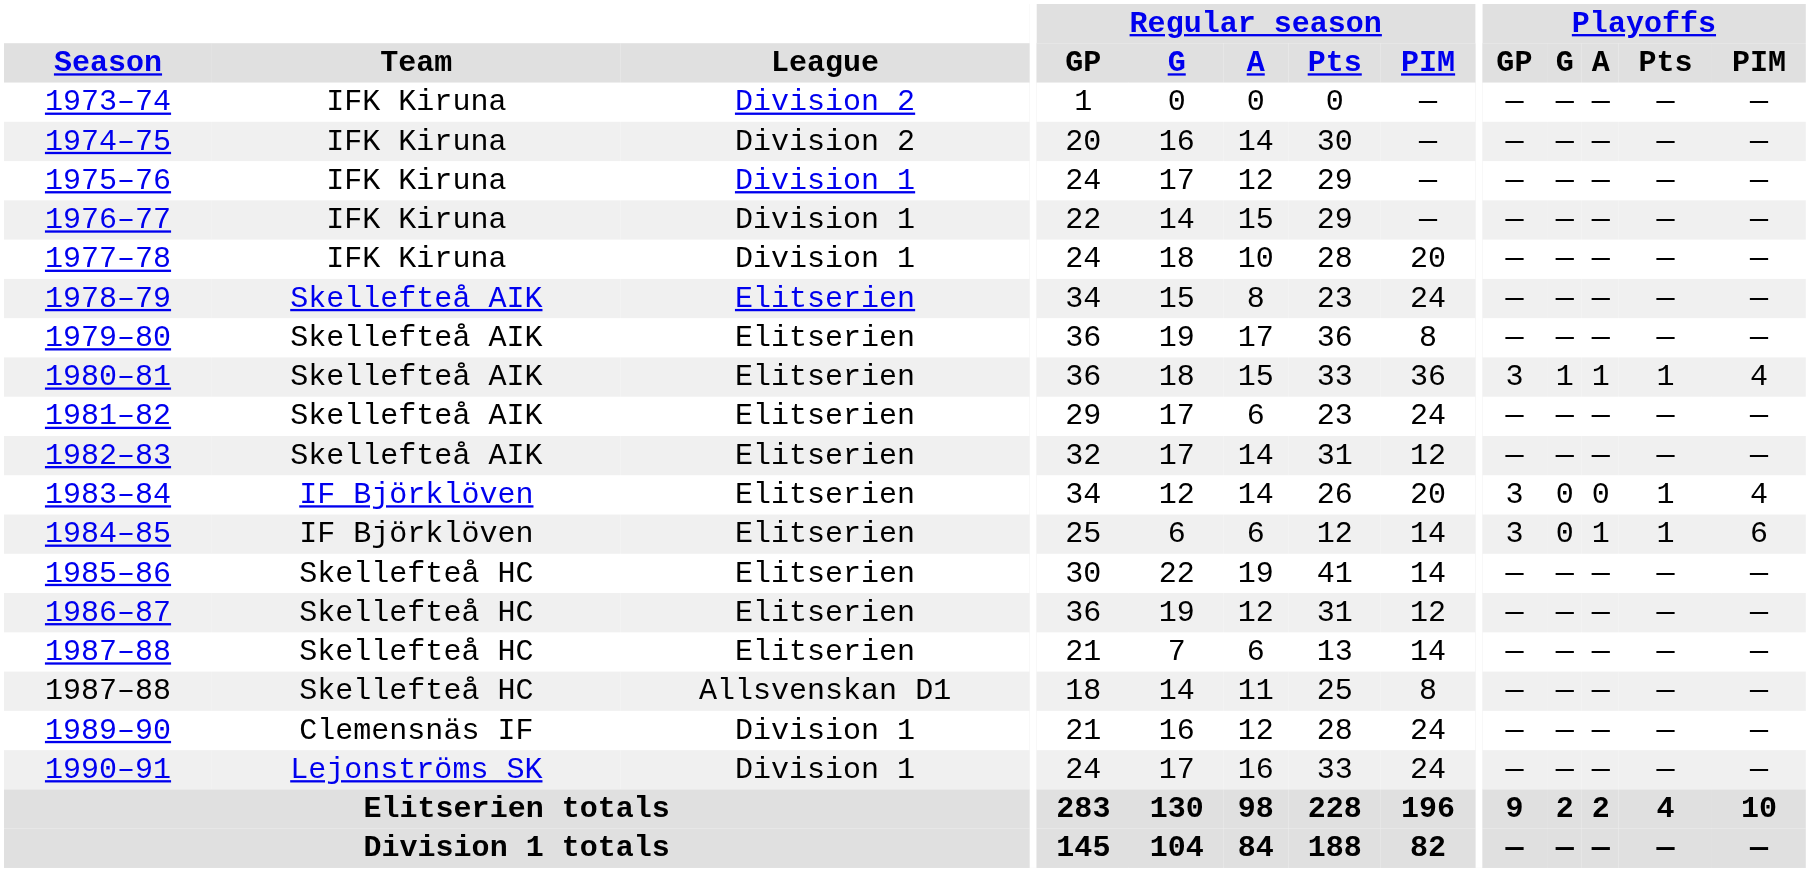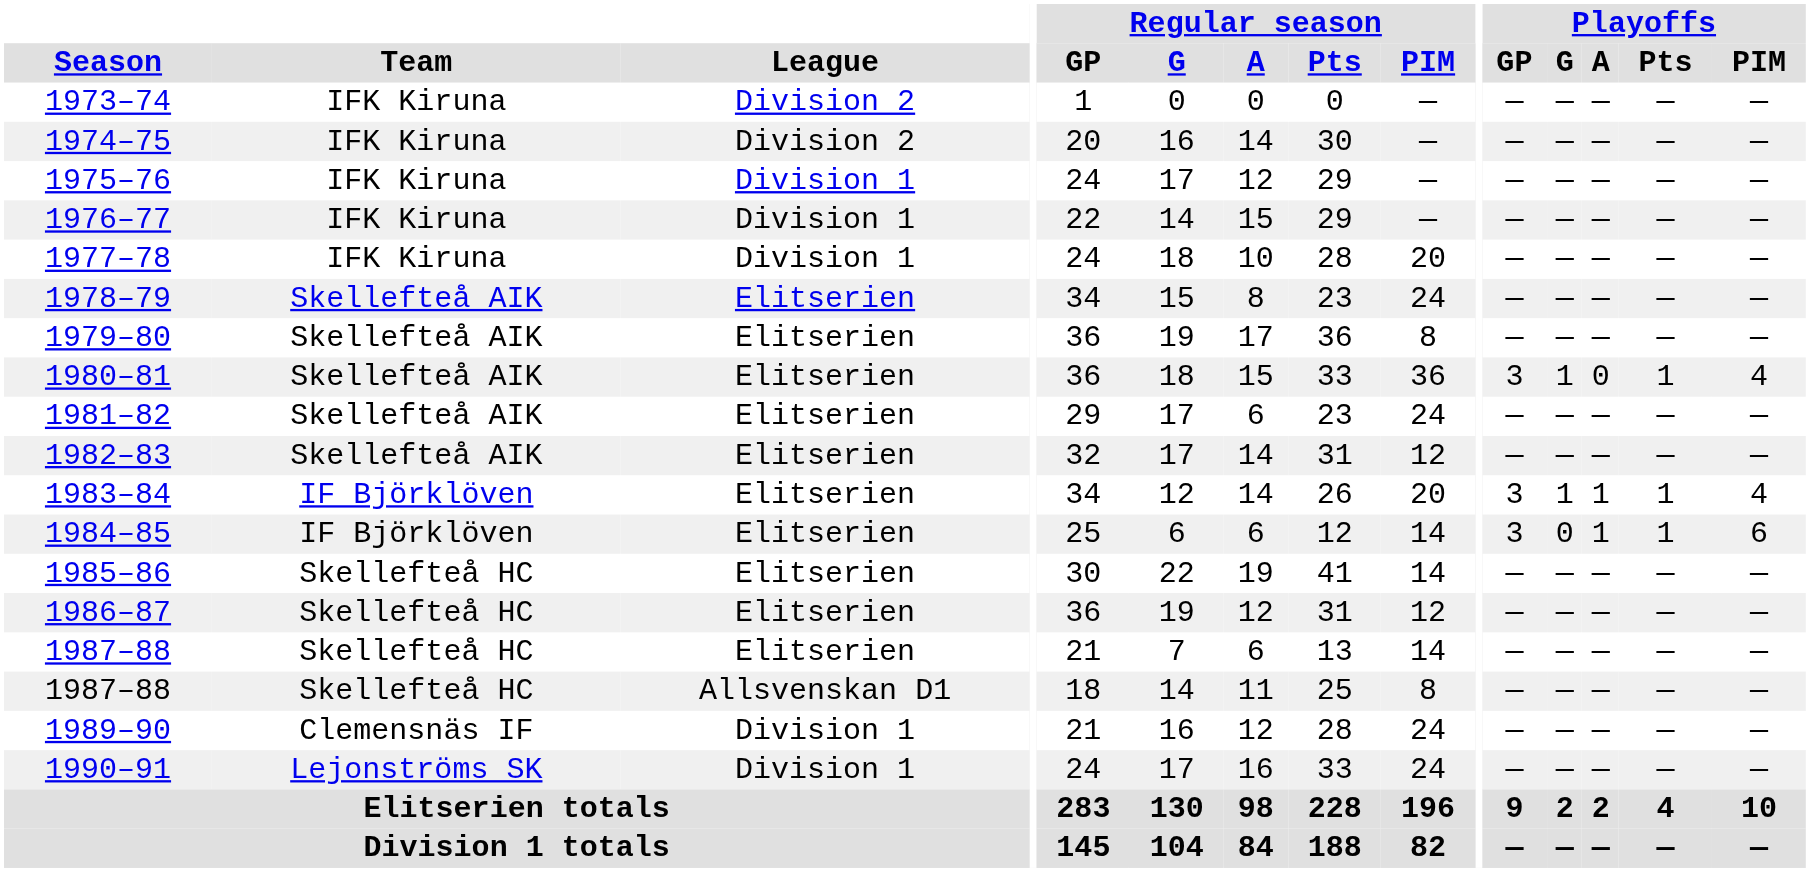(1601, 377) 1 -> (1601, 377) 0
(1565, 495) 0 -> (1565, 495) 1
(1601, 495) 0 -> (1601, 495) 1
